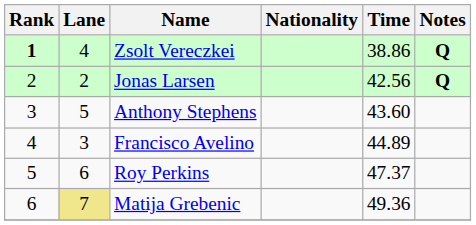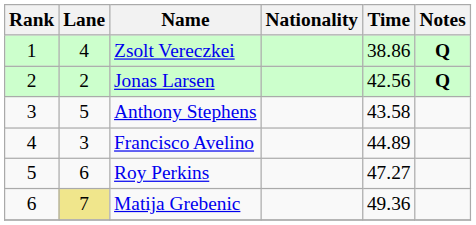(32, 50) bold -> (32, 50) normal
(389, 111) 43.60 -> (389, 111) 43.58
(389, 173) 47.37 -> (389, 173) 47.27
